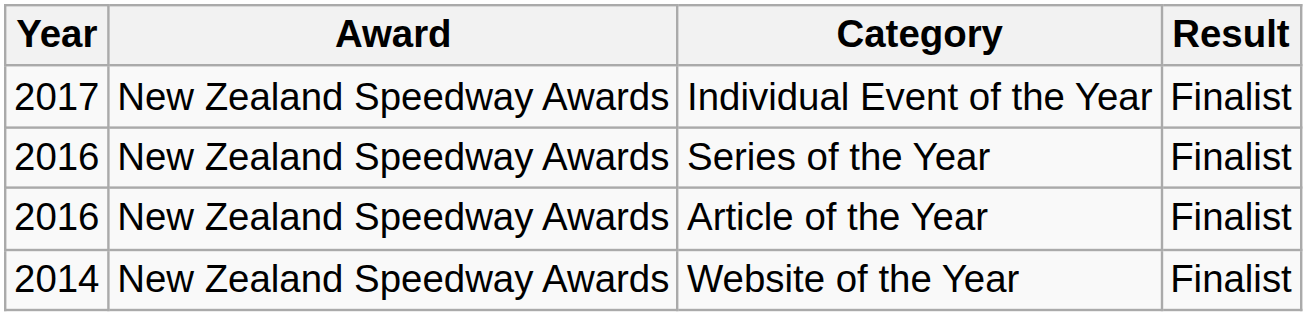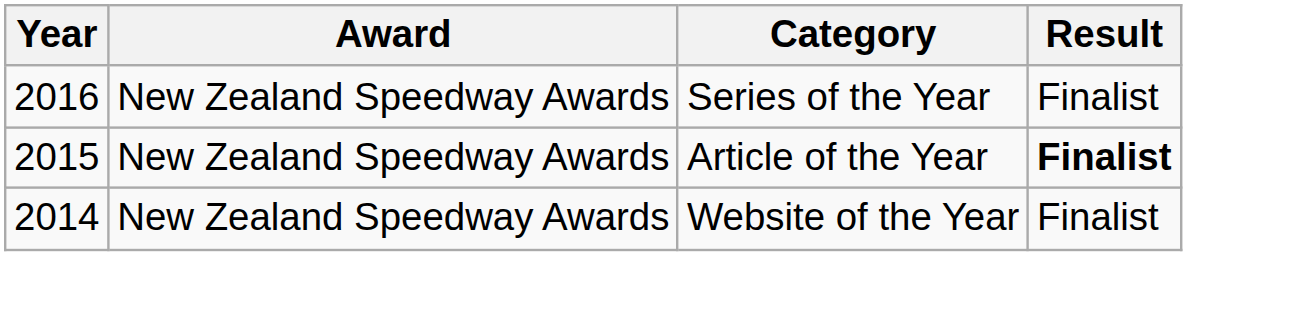- row: (920, 95)
(57, 217) 2016 -> (57, 156) 2015
(1231, 217) normal -> (1104, 156) bold
